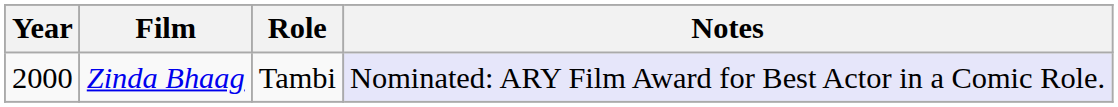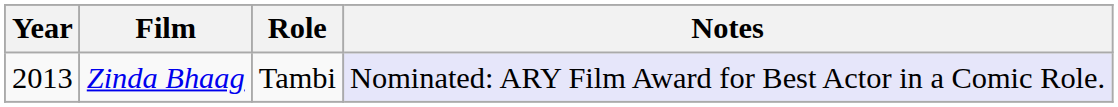(42, 76) 2000 -> (42, 76) 2013
